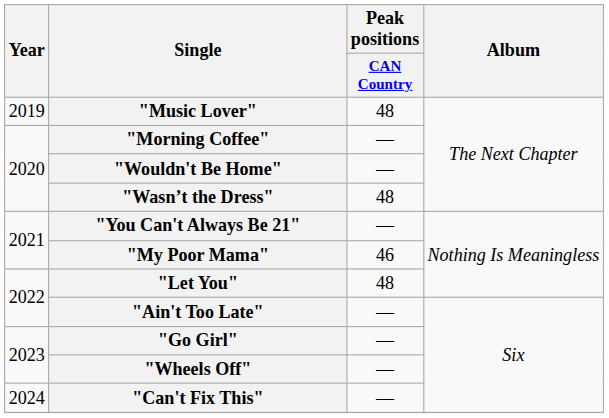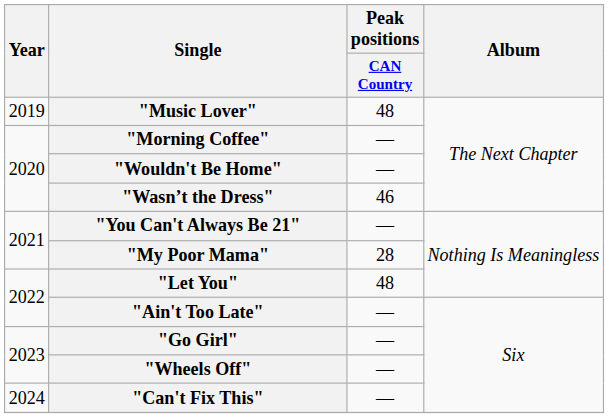(385, 197) 48 -> (385, 197) 46
(385, 254) 46 -> (385, 254) 28
